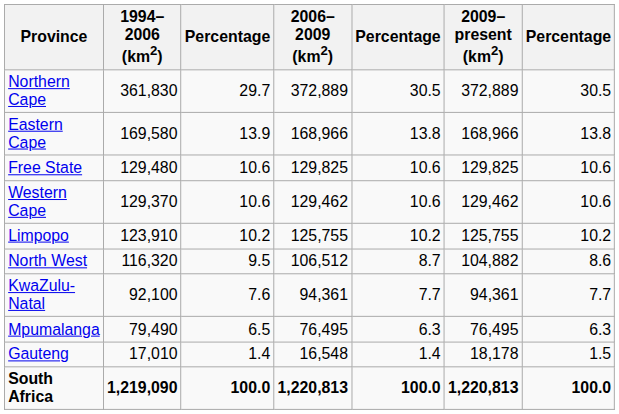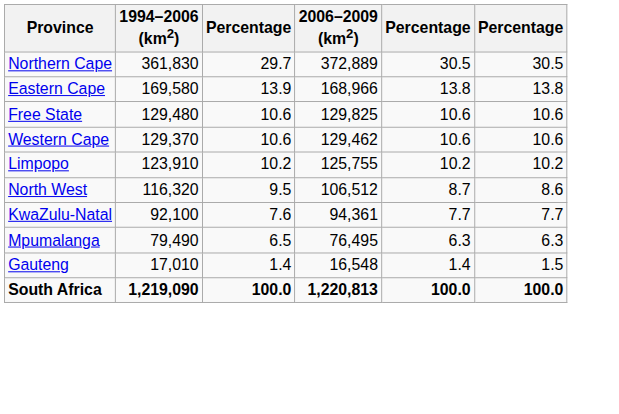- column: (483, 37)
